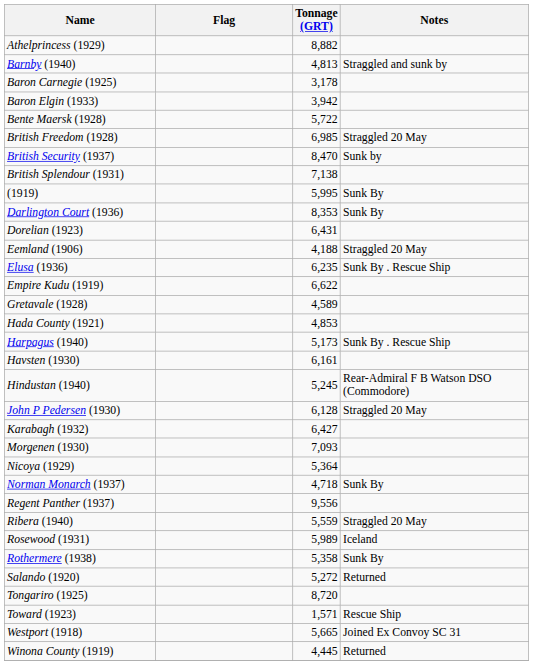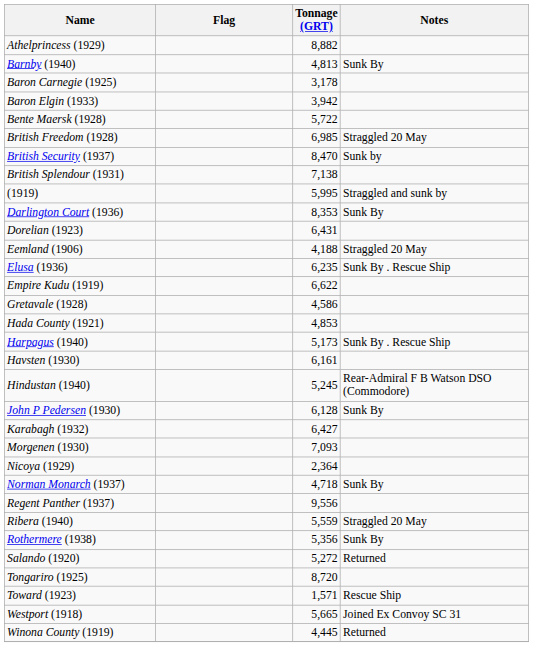(395, 63) Straggled and sunk by -> (363, 63) Sunk By
(363, 193) Sunk By -> (395, 193) Straggled and sunk by
(325, 304) 4,589 -> (325, 304) 4,586
(385, 410) Straggled 20 May -> (363, 410) Sunk By
(325, 466) 5,364 -> (325, 466) 2,364
- row: (48, 540)
(325, 558) 5,358 -> (325, 540) 5,356
